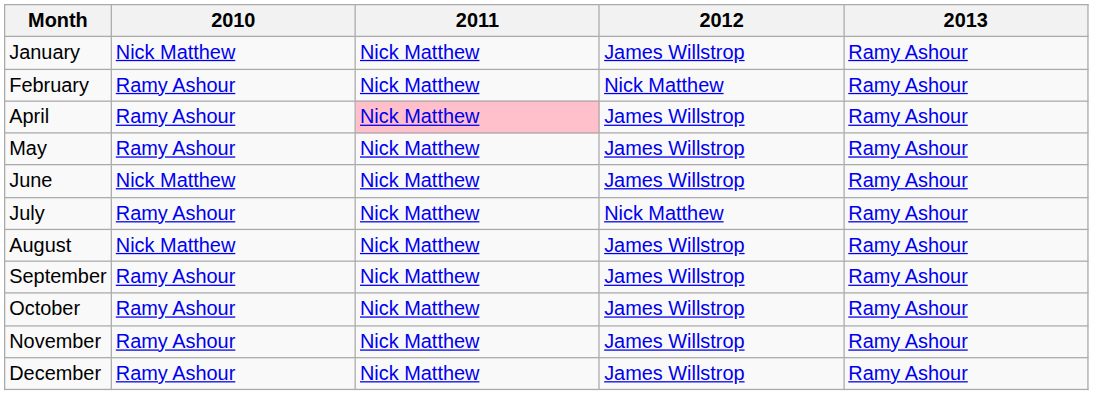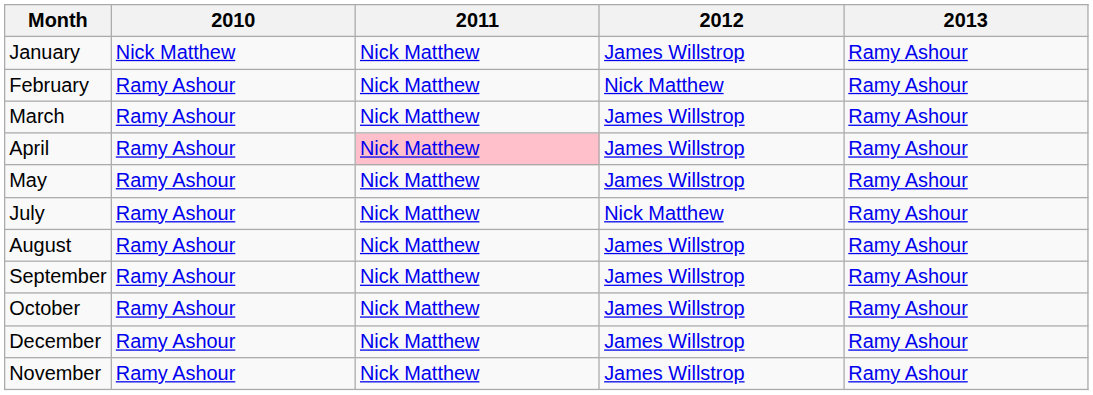+ row: (37, 116)
- row: (31, 180)
(176, 244) Nick Matthew -> (176, 244) Ramy Ashour
rows swapped: (55, 340) <-> (55, 372)
